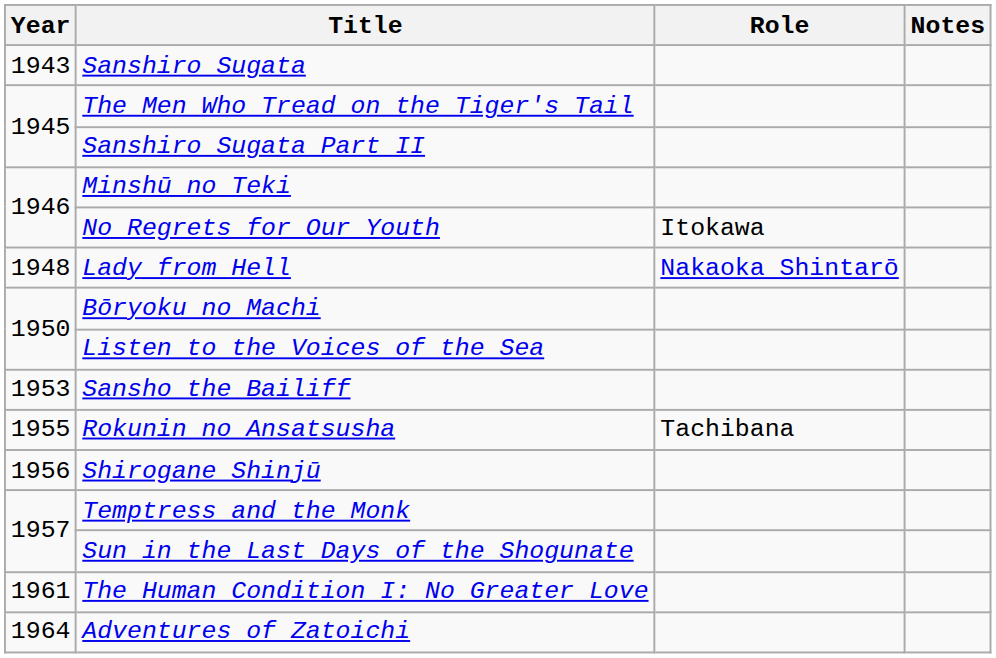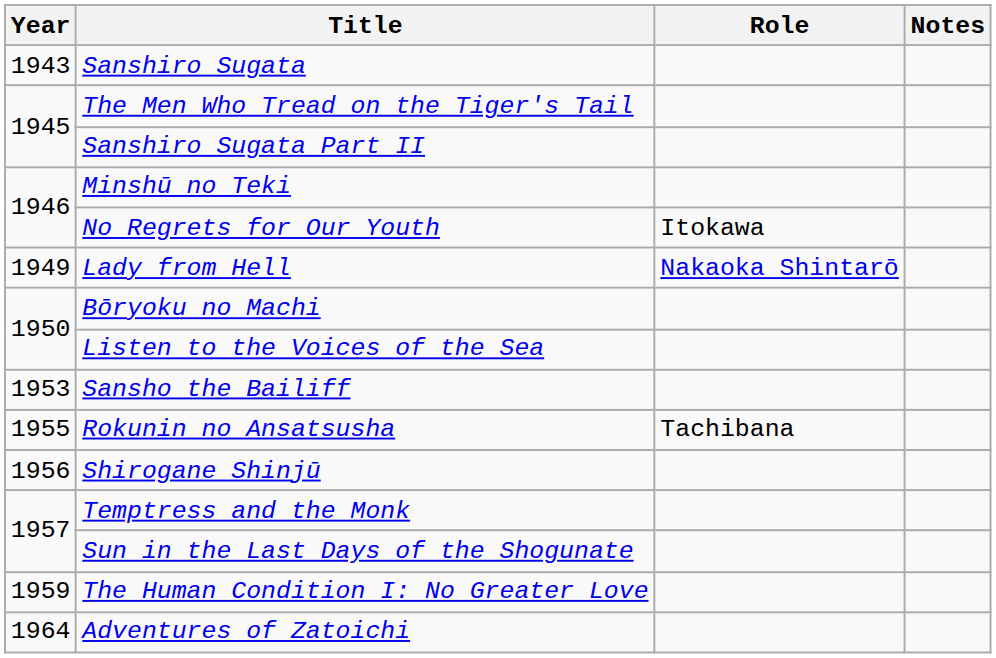(41, 268) 1948 -> (41, 268) 1949
(41, 592) 1961 -> (41, 592) 1959
